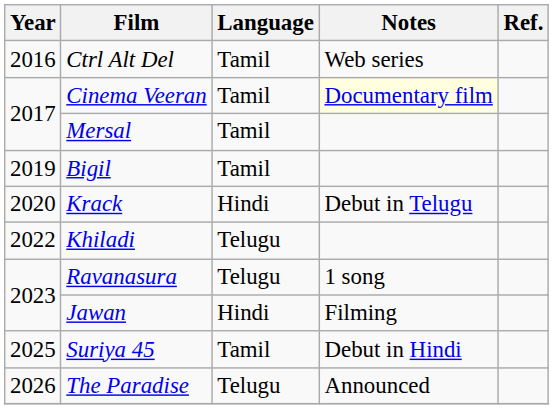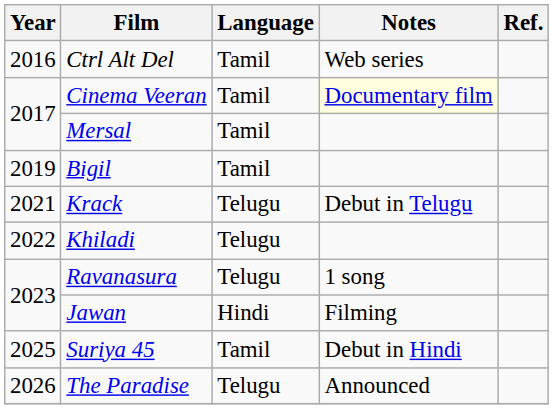(33, 204) 2020 -> (33, 204) 2021
(243, 204) Hindi -> (249, 204) Telugu
